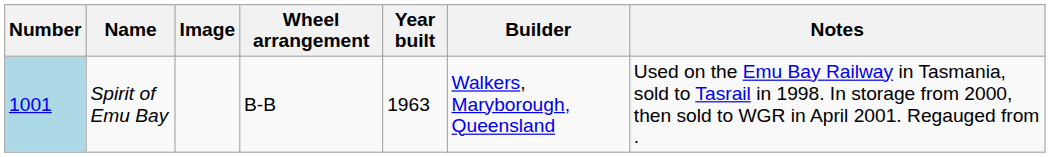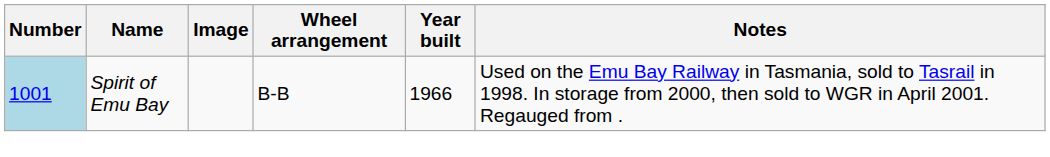- column: (538, 30)
(409, 104) 1963 -> (431, 93) 1966
